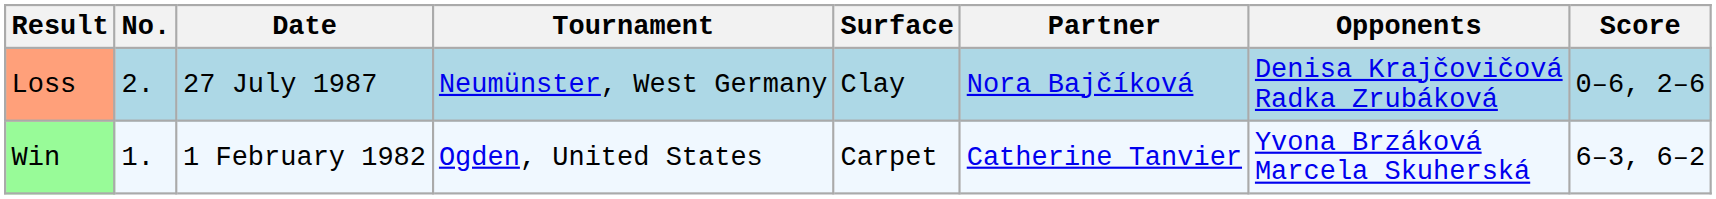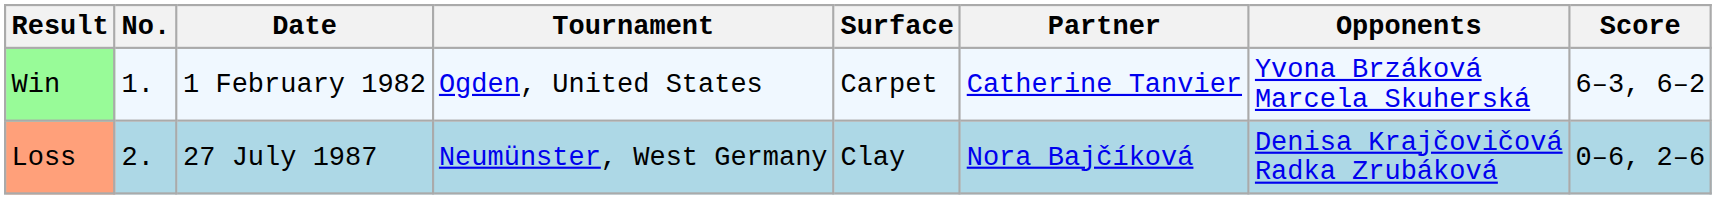rows swapped: (36, 157) <-> (44, 84)
